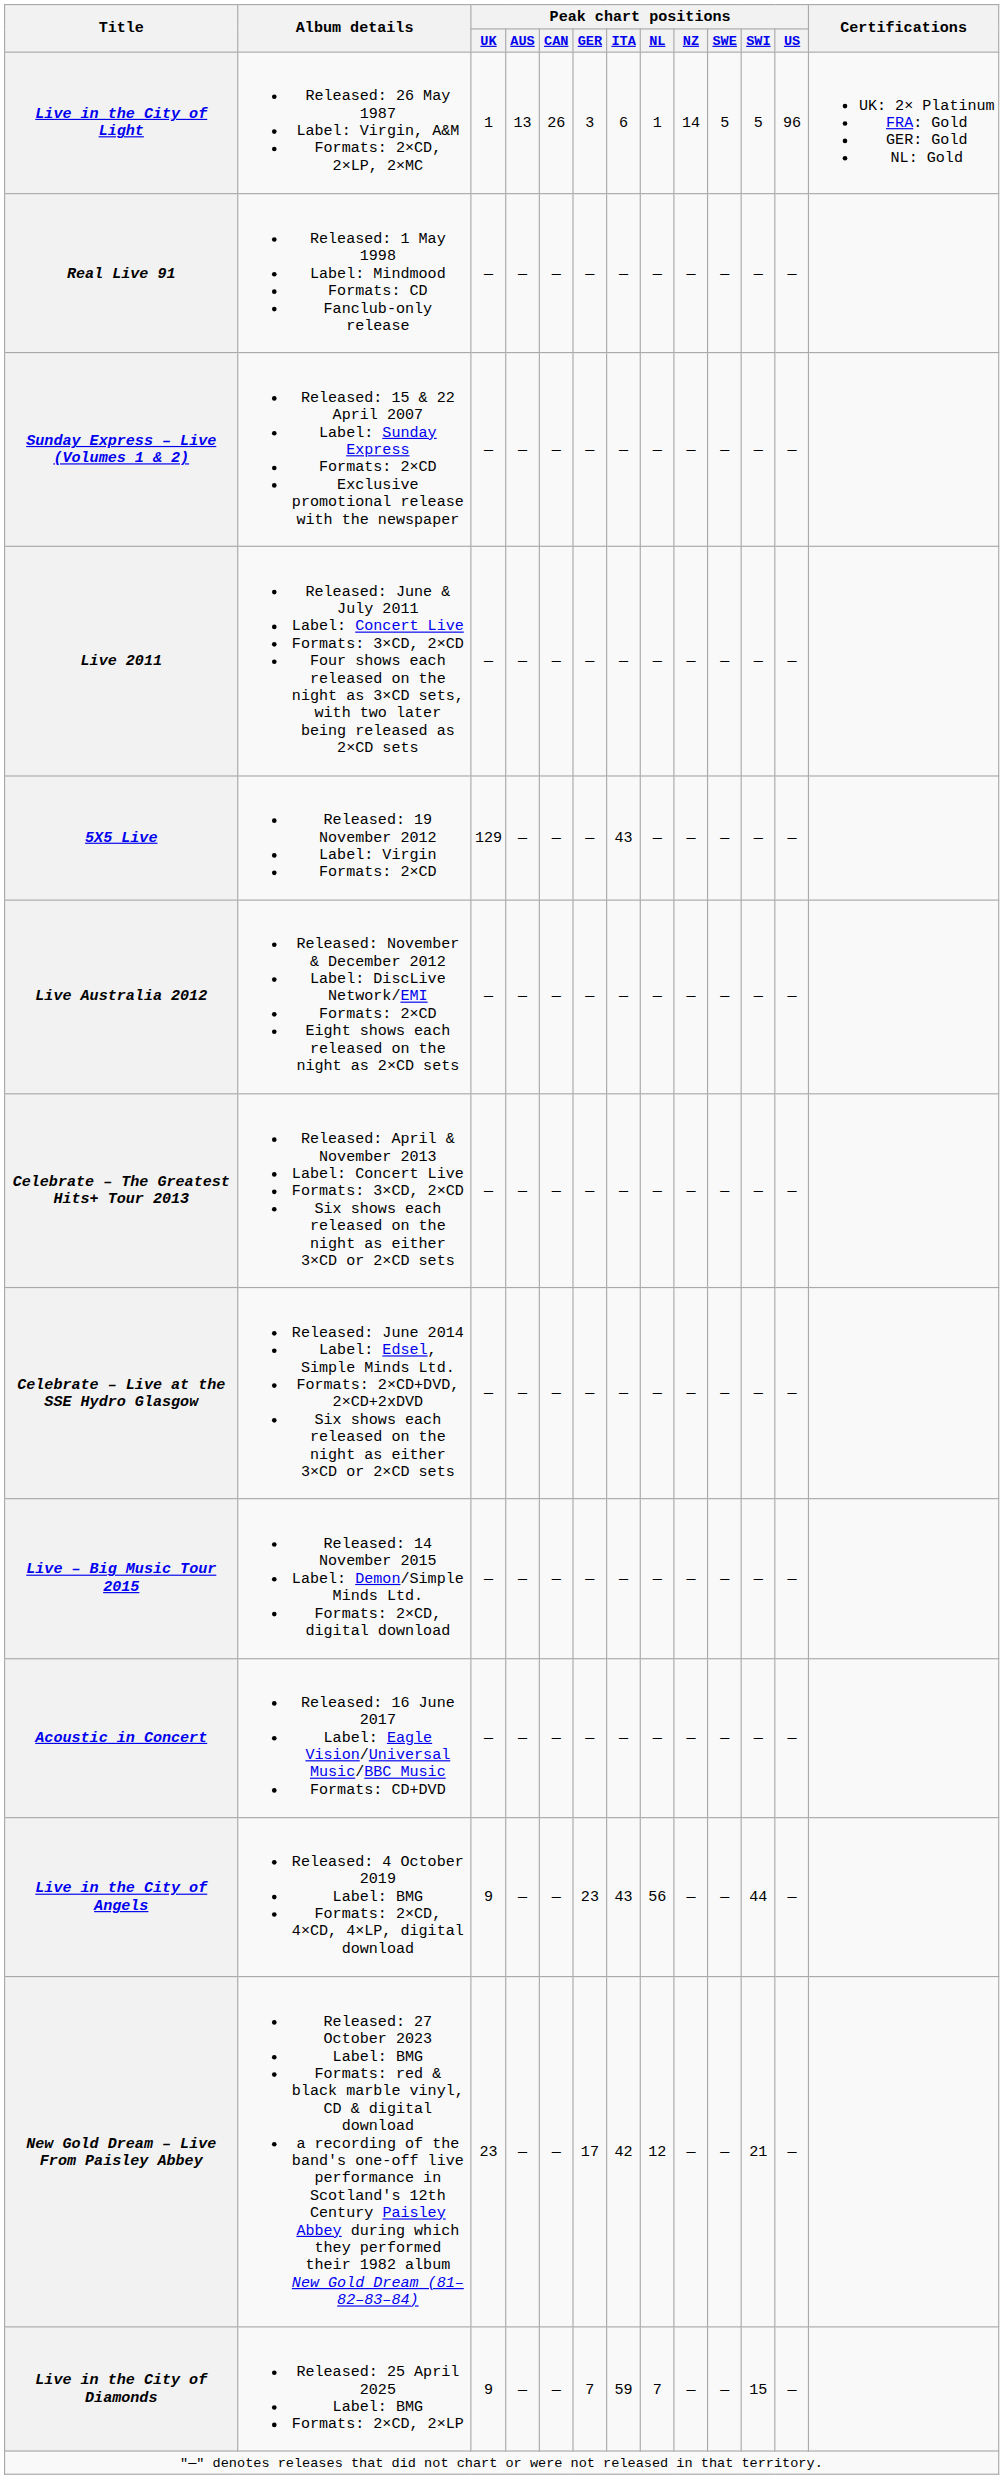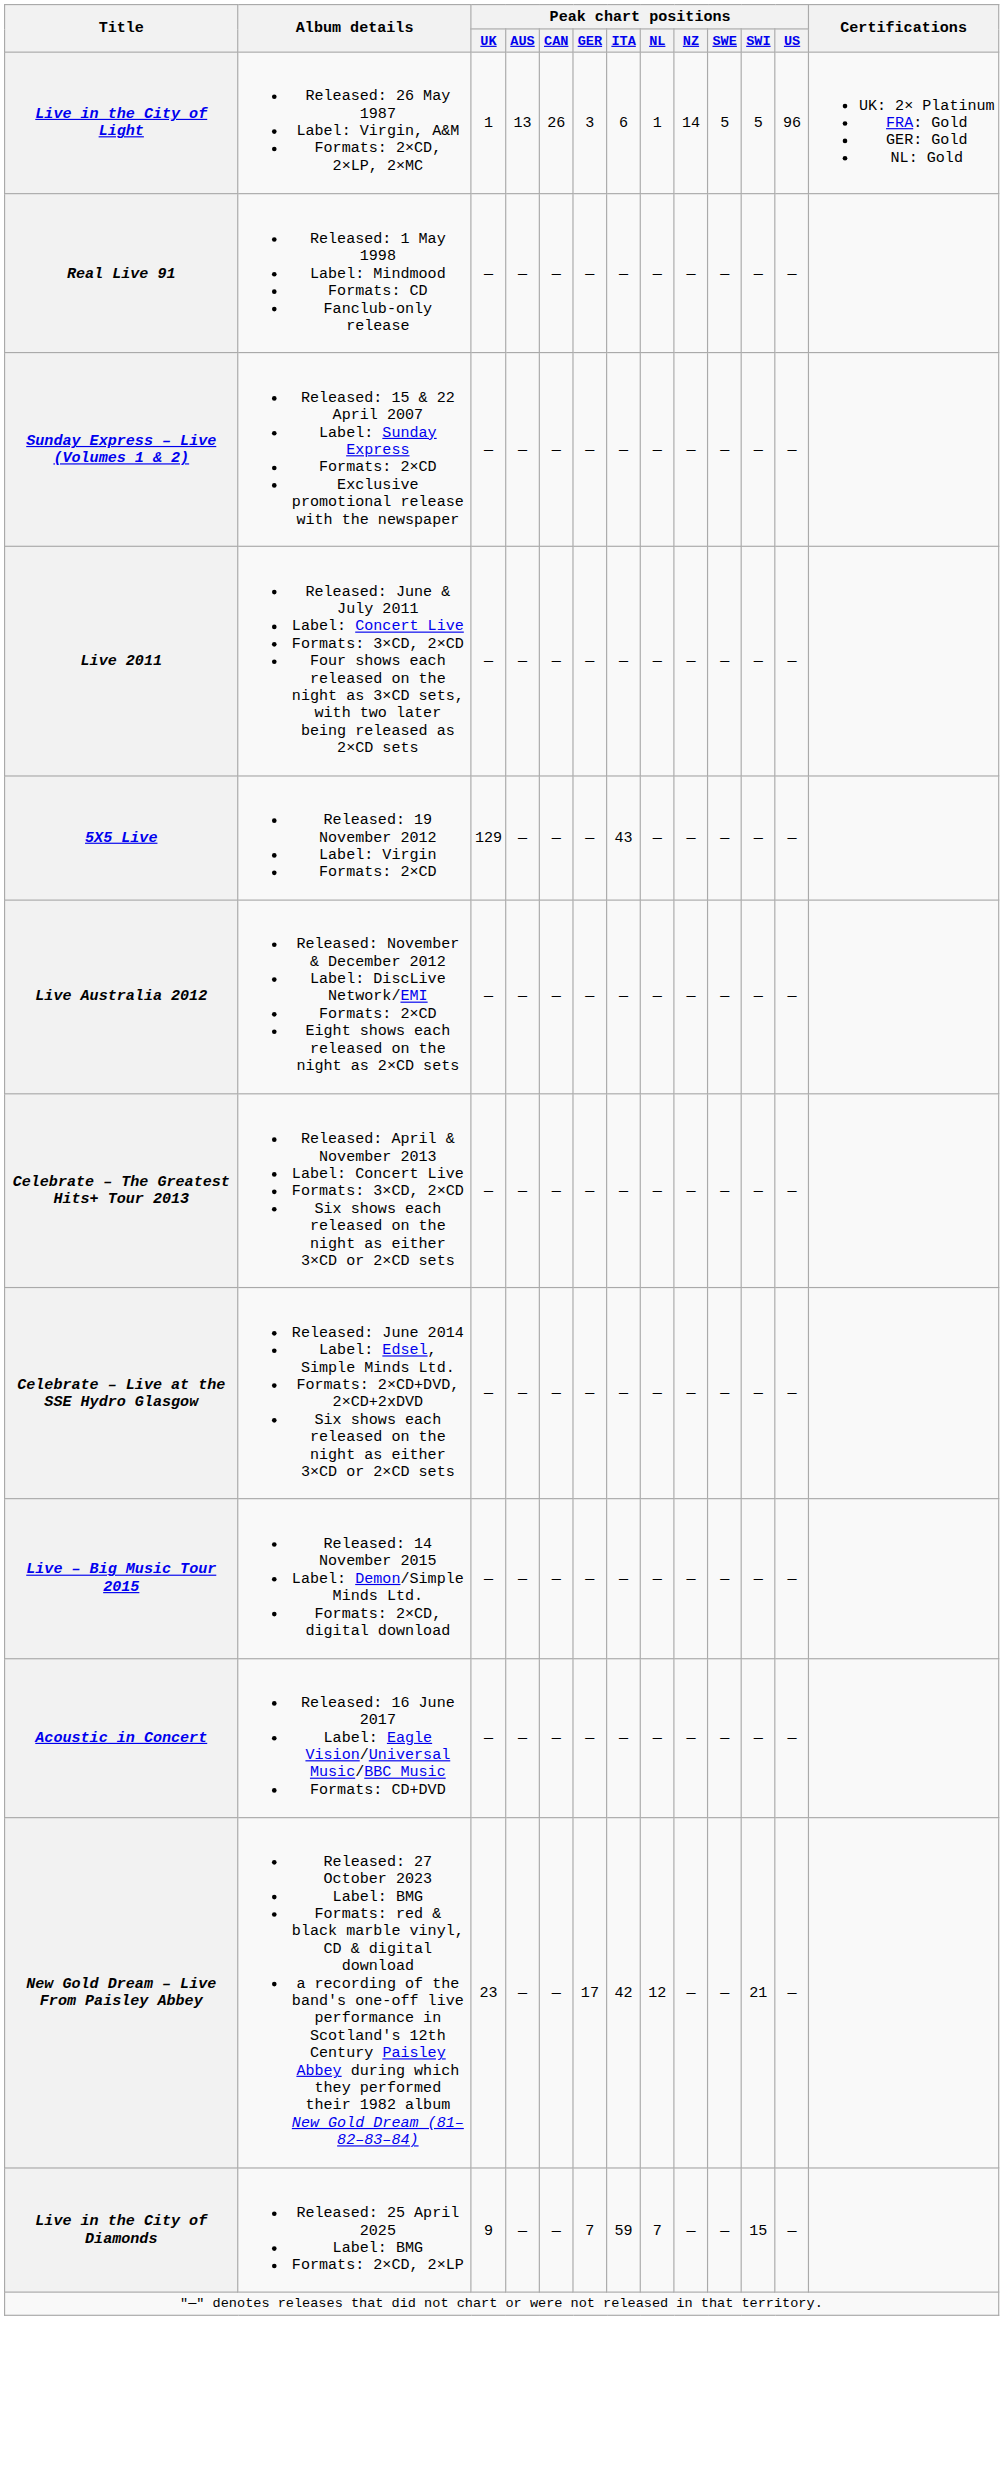- row: (121, 1897)
